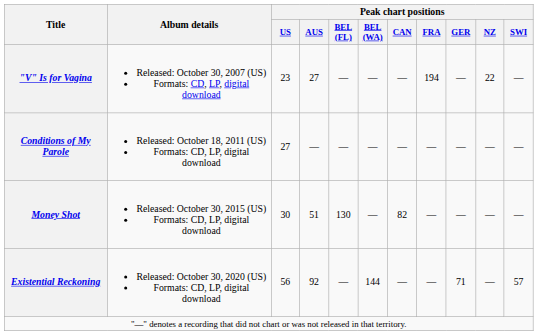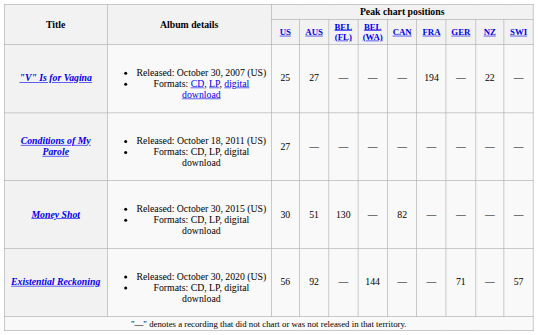(285, 78) 23 -> (285, 78) 25
